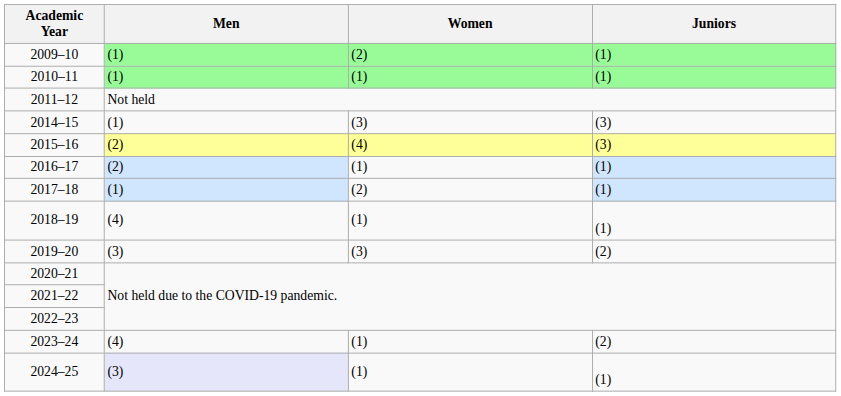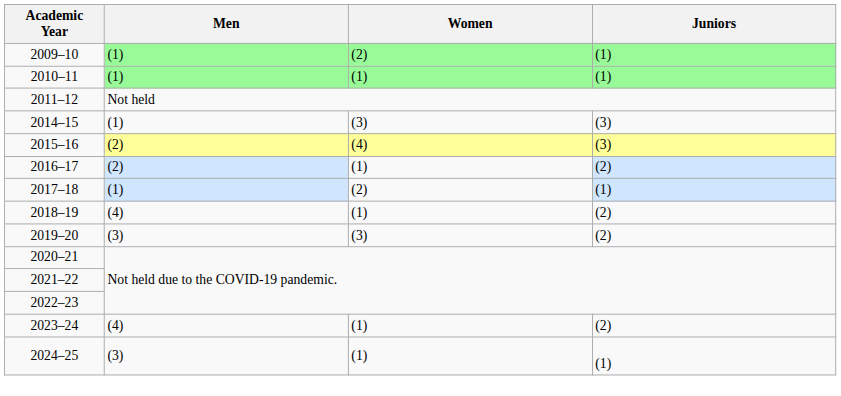(603, 167) (1) -> (603, 167) (2)
(603, 228) (1) -> (603, 212) (2)
(115, 372) lavender background -> (115, 356) no background
